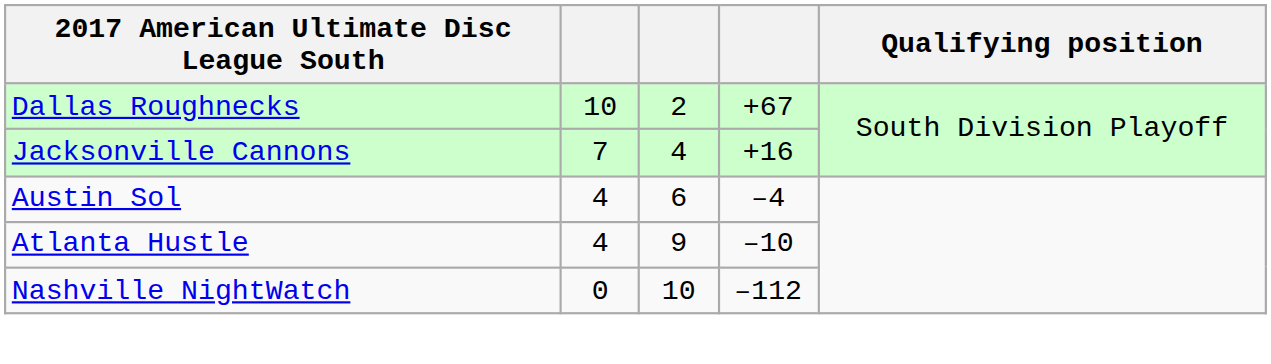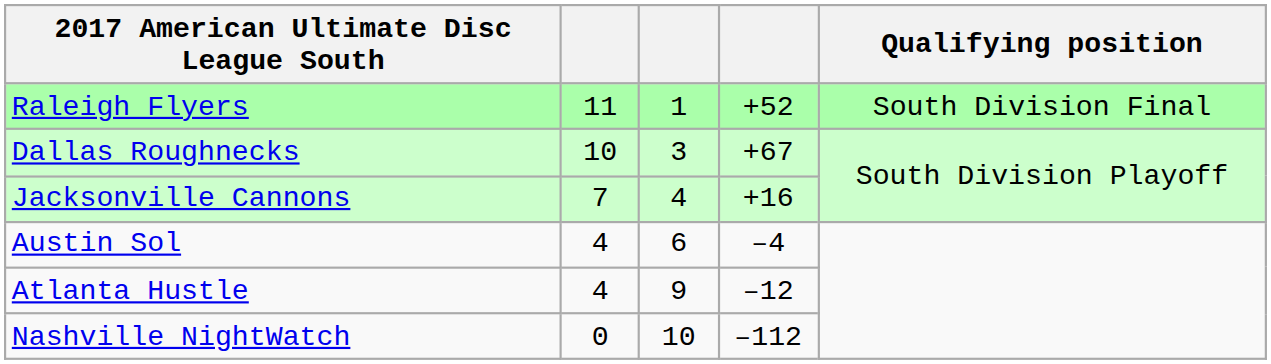+ row: (130, 107)
(679, 107) 2 -> (679, 153) 3
(768, 245) –10 -> (768, 291) –12
